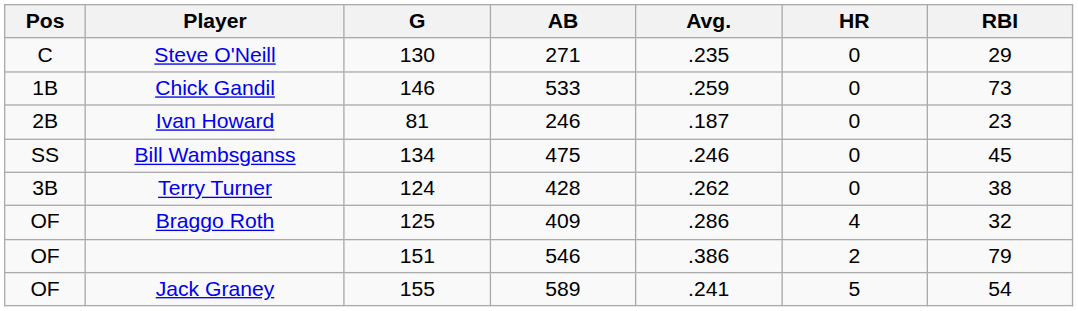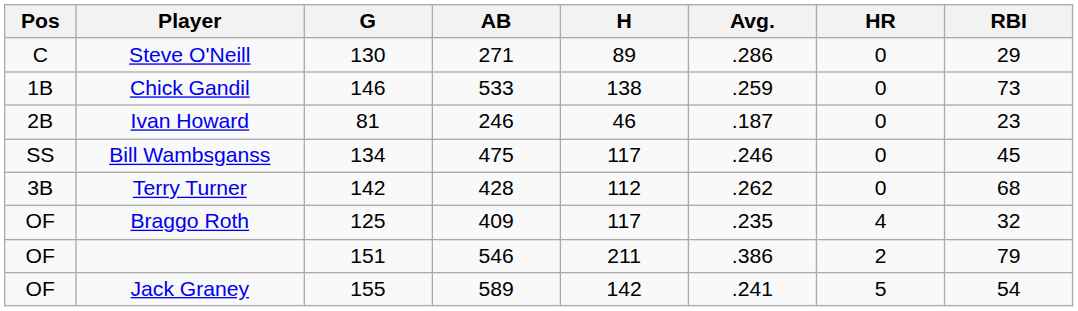+ column: (624, 21)
(709, 54) .235 -> (752, 54) .286
(417, 188) 124 -> (368, 188) 142
(1000, 188) 38 -> (1009, 188) 68
(709, 222) .286 -> (752, 222) .235
